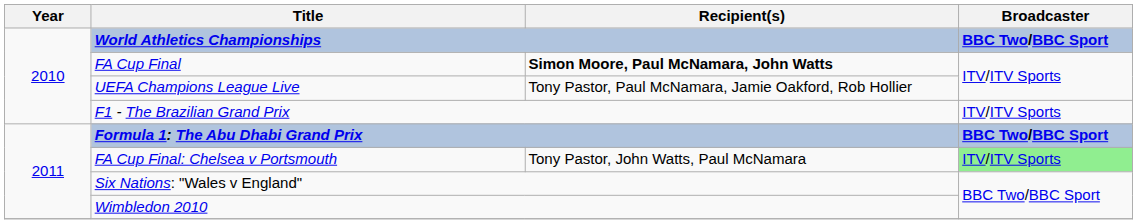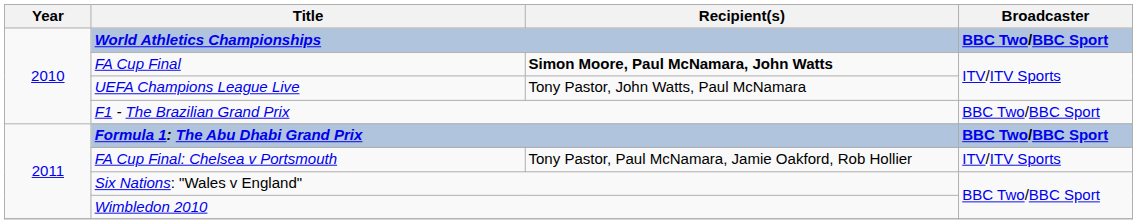(720, 87) Tony Pastor, Paul McNamara, Jamie Oakford, Rob Hollier -> (667, 87) Tony Pastor, John Watts, Paul McNamara
(1012, 111) ITV/ITV Sports -> (1031, 111) BBC Two/BBC Sport
(667, 159) Tony Pastor, John Watts, Paul McNamara -> (720, 159) Tony Pastor, Paul McNamara, Jamie Oakford, Rob Hollier
(1012, 159) lightgreen background -> (1012, 159) no background
